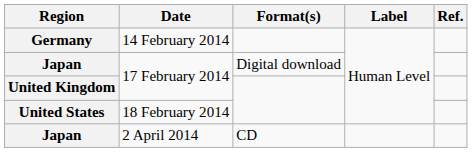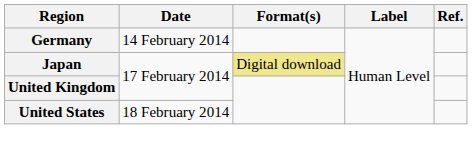(289, 64) no background -> (289, 64) khaki background
- row: (62, 135)
